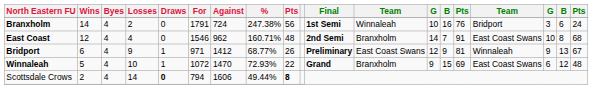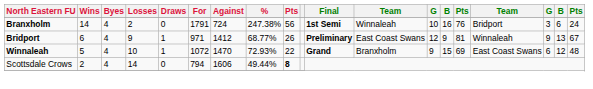- row: (28, 37)
(163, 77) bold -> (163, 64) normal
